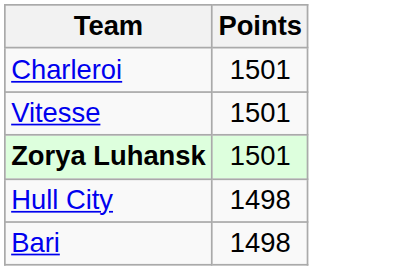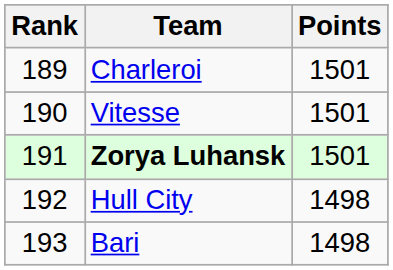+ column: (45, 26)
